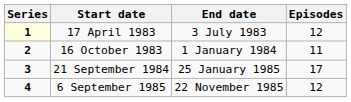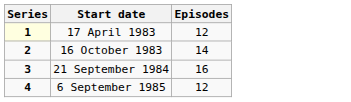- column: (229, 14)
(316, 51) 11 -> (202, 51) 14
(316, 69) 17 -> (202, 69) 16
